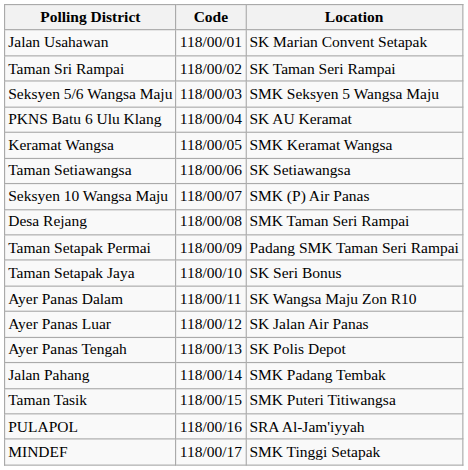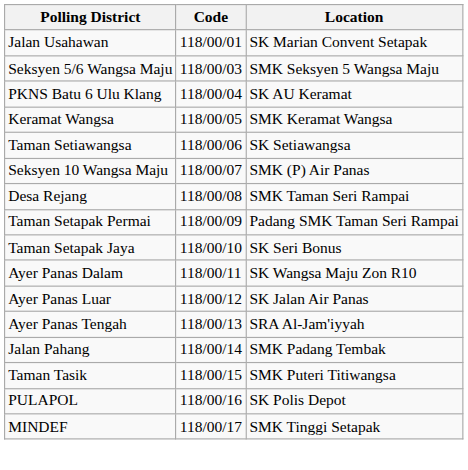- row: (66, 68)
(298, 349) SK Polis Depot -> (307, 323) SRA Al-Jam'iyyah
(307, 426) SRA Al-Jam'iyyah -> (298, 400) SK Polis Depot
